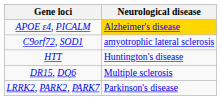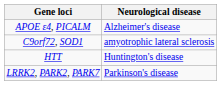(142, 27) gold background -> (142, 27) no background
- row: (53, 73)
